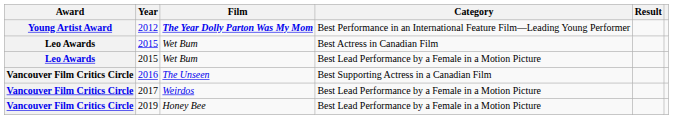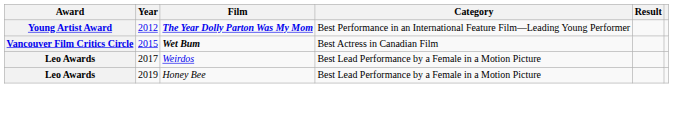(70, 43) Leo Awards -> (70, 43) Vancouver Film Critics Circle
(180, 43) normal -> (181, 43) bold
- row: (148, 59)
- row: (148, 75)
(70, 91) Vancouver Film Critics Circle -> (70, 59) Leo Awards
(70, 106) Vancouver Film Critics Circle -> (70, 75) Leo Awards
